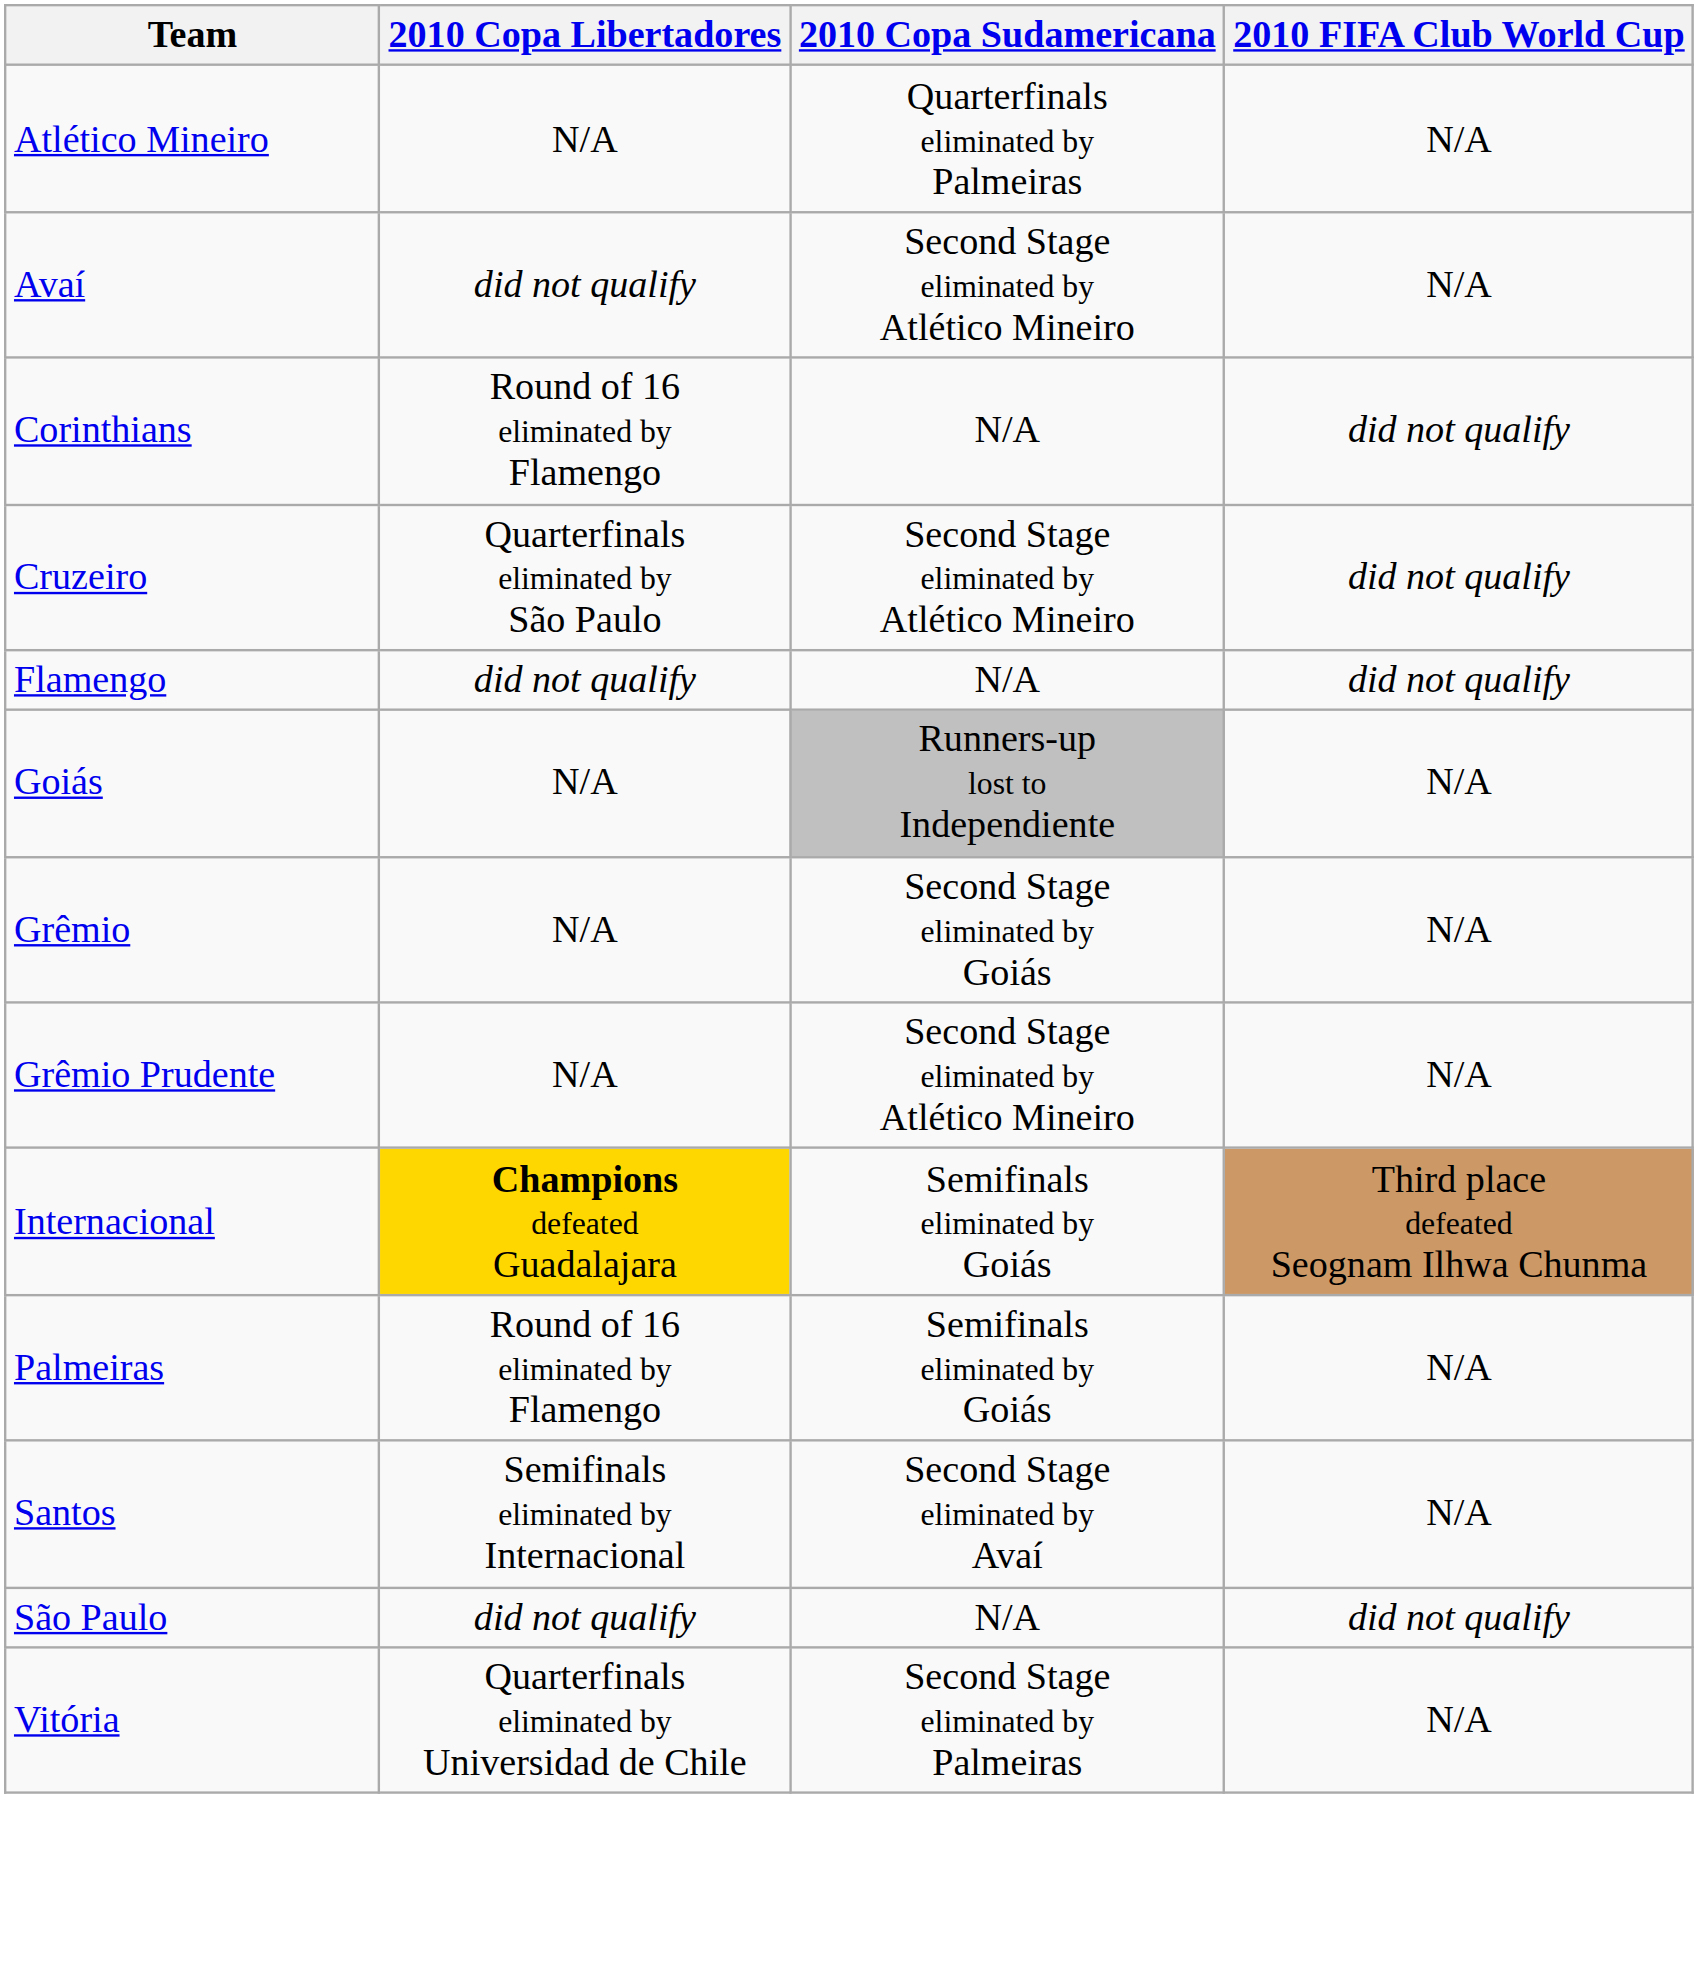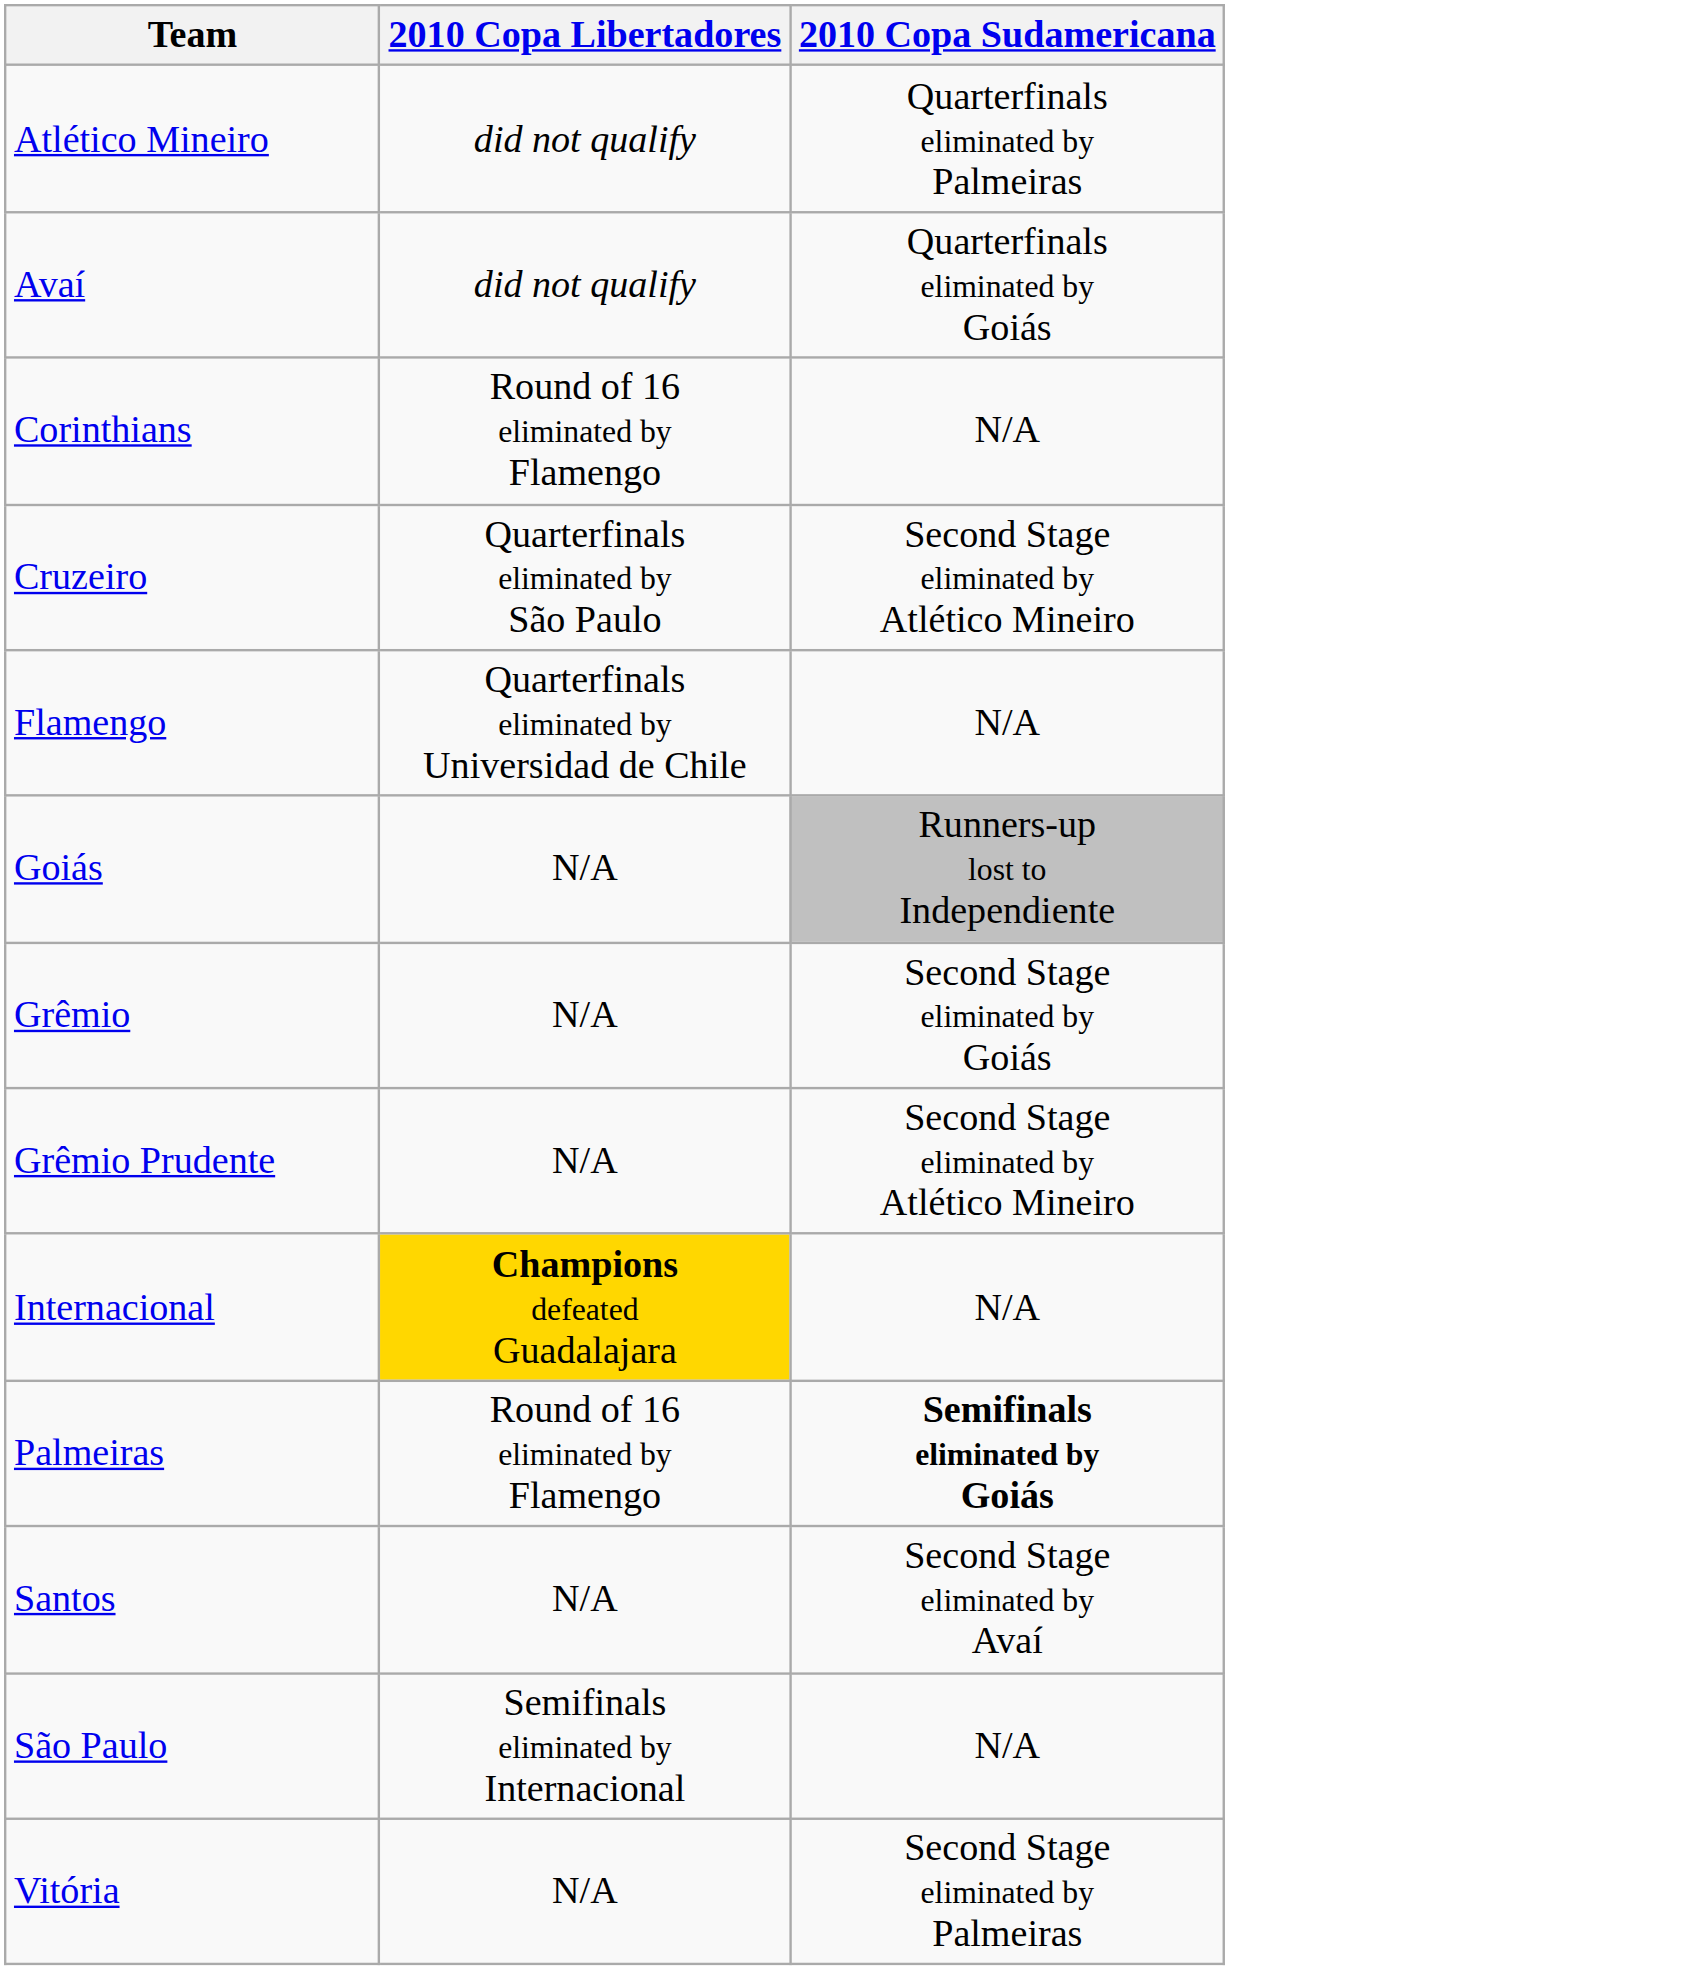- column: (1459, 34)
(585, 137) N/A -> (585, 137) did not qualify
(1007, 284) Second Stage eliminated by Atlético Mineiro -> (1007, 284) Quarterfinals eliminated by Goiás
(585, 679) did not qualify -> (585, 722) Quarterfinals eliminated by Universidad de Chile
(1007, 1220) Semifinals eliminated by Goiás -> (1007, 1306) N/A
(1007, 1366) normal -> (1007, 1452) bold
(585, 1512) Semifinals eliminated by Internacional -> (585, 1598) N/A
(585, 1616) did not qualify -> (585, 1744) Semifinals eliminated by Internacional
(585, 1719) Quarterfinals eliminated by Universidad de Chile -> (585, 1890) N/A
